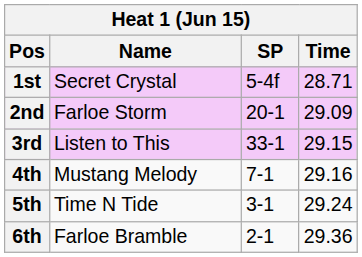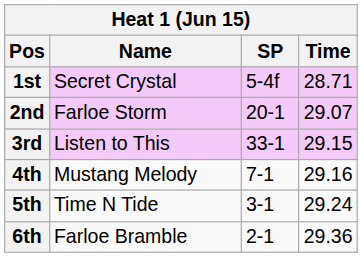(328, 112) 29.09 -> (328, 112) 29.07
